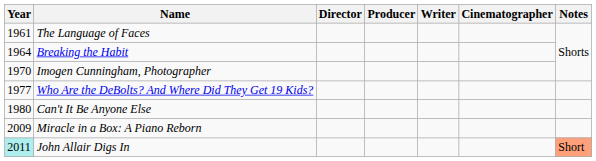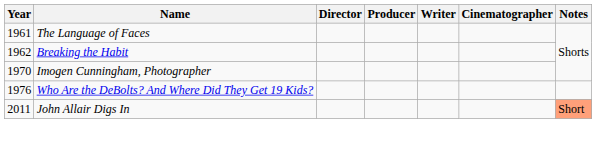(19, 52) 1964 -> (19, 52) 1962
(19, 90) 1977 -> (19, 90) 1976
- row: (94, 109)
- row: (119, 128)
(19, 147) paleturquoise background -> (19, 109) no background
